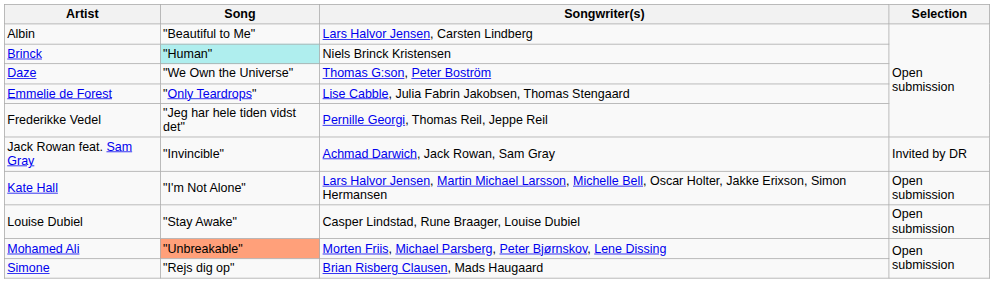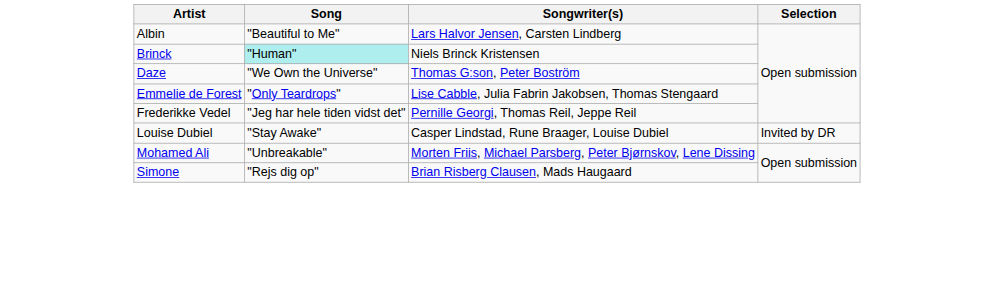- row: (70, 154)
- row: (33, 188)
(923, 221) Open submission -> (798, 133) Invited by DR
(203, 248) lightsalmon background -> (287, 152) no background
